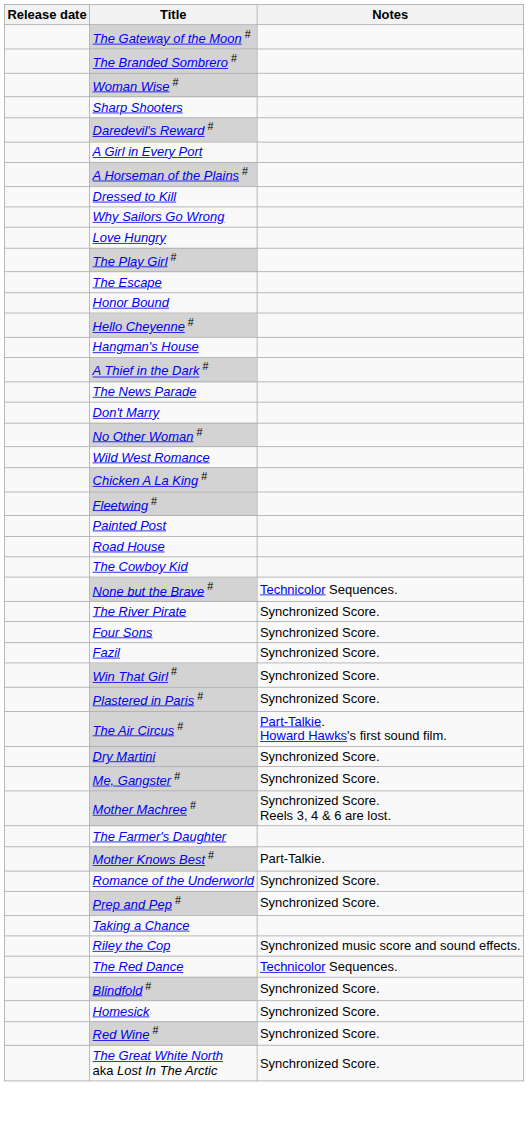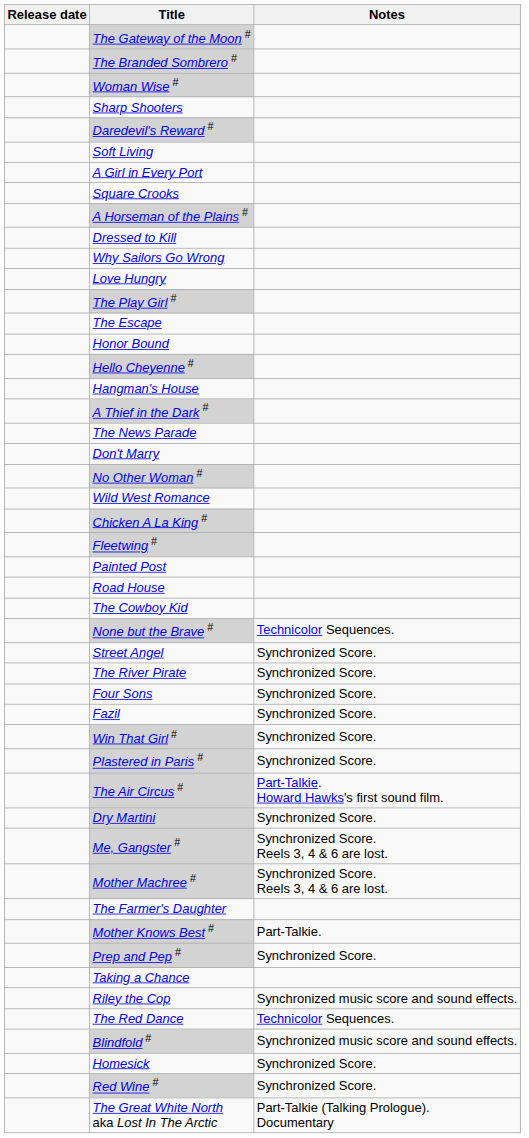+ row: (123, 152)
+ row: (136, 193)
+ row: (128, 652)
(320, 779) Synchronized Score. -> (322, 846) Synchronized Score. Reels 3, 4 & 6 are lost.
- row: (173, 881)
(320, 989) Synchronized Score. -> (387, 1041) Synchronized music score and sound effects.
(320, 1063) Synchronized Score. -> (343, 1115) Part-Talkie (Talking Prologue). Documentary
